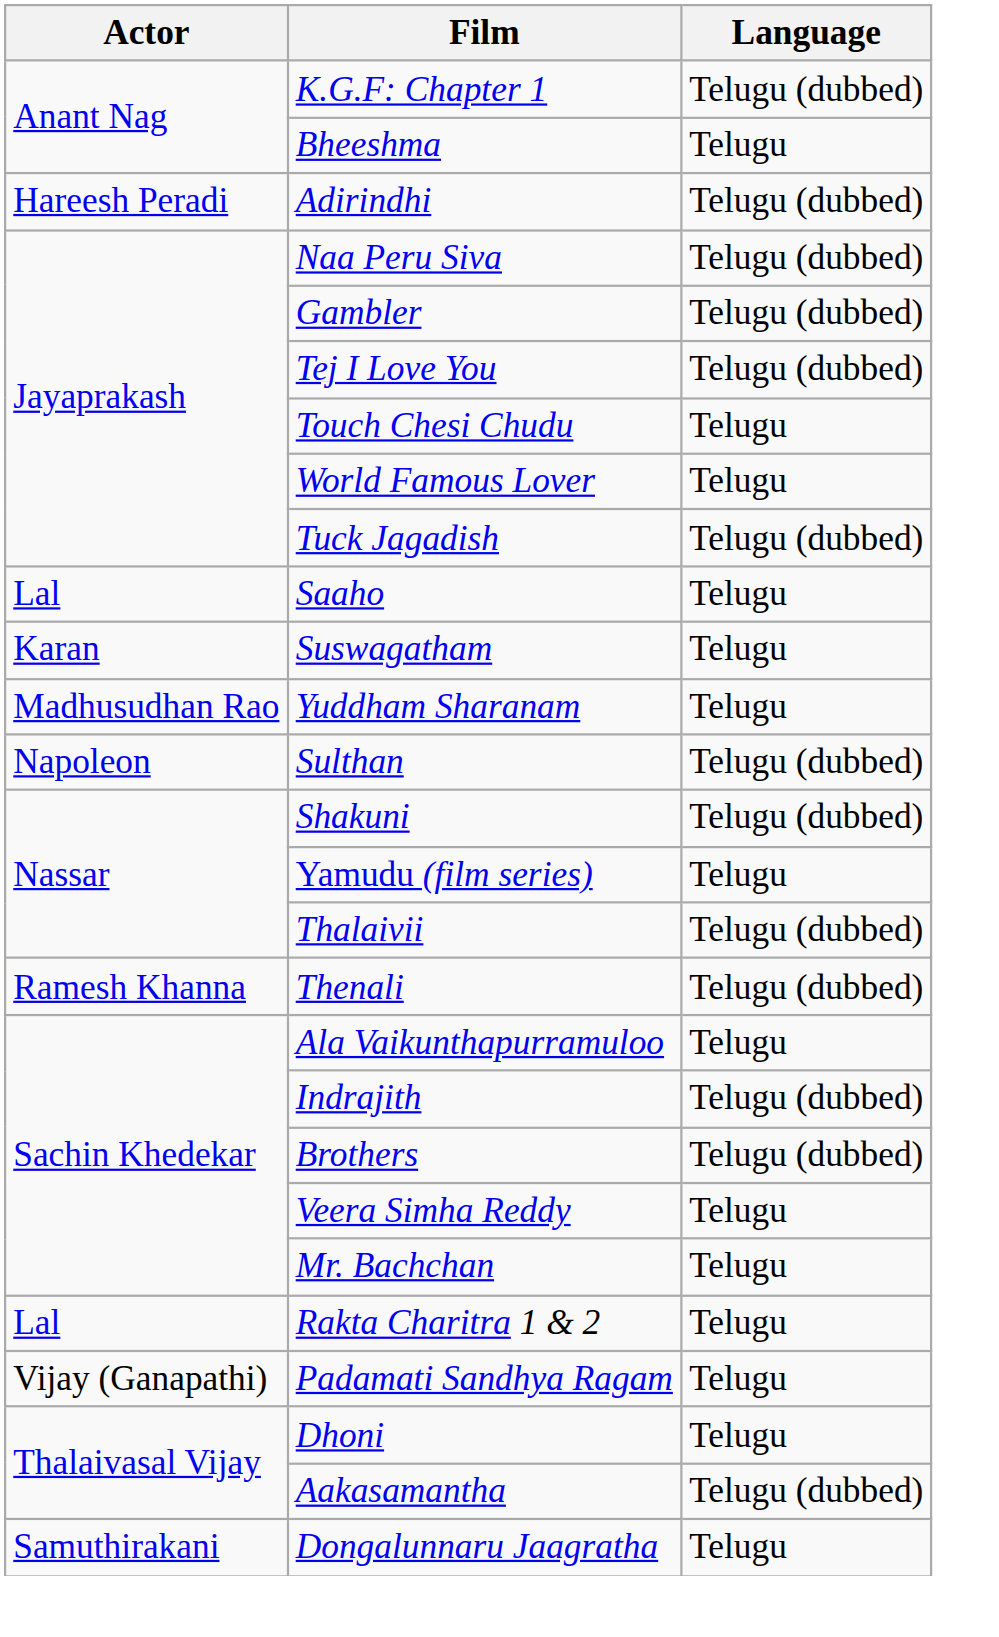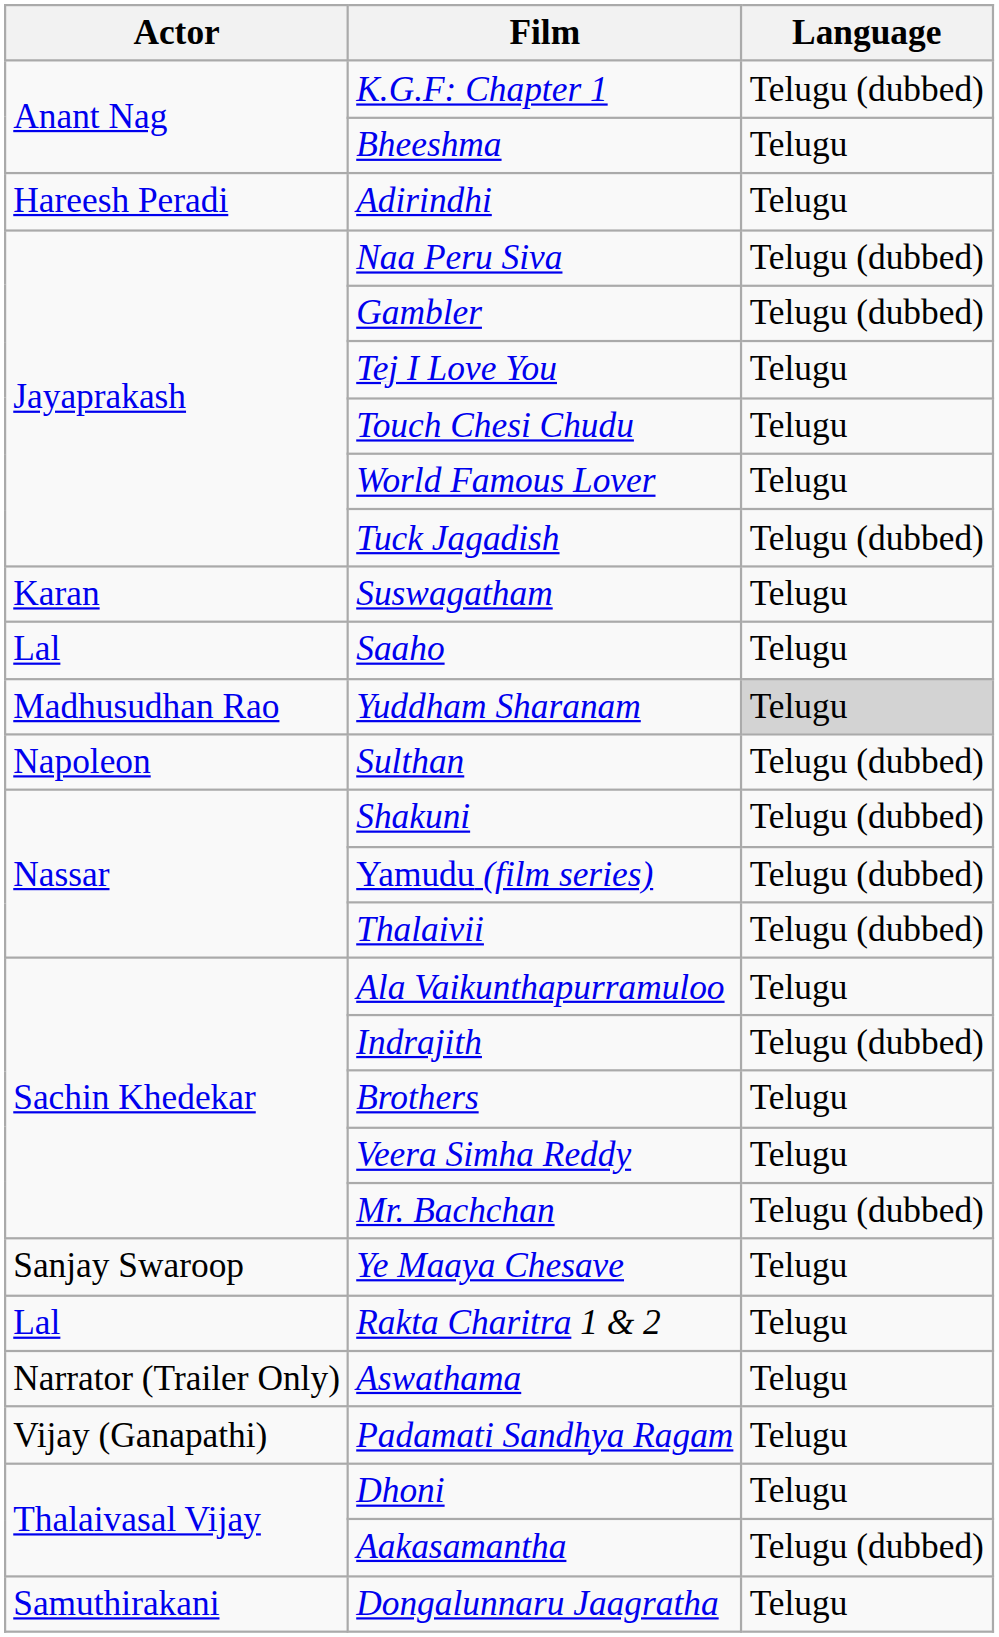(806, 200) Telugu (dubbed) -> (799, 200) Telugu
(806, 369) Telugu (dubbed) -> (799, 369) Telugu
rows swapped: (394, 649) <-> (340, 593)
(738, 705) no background -> (799, 705) lightgrey background
(738, 873) Telugu -> (867, 873) Telugu (dubbed)
- row: (350, 985)
(806, 1154) Telugu (dubbed) -> (799, 1098) Telugu
(738, 1266) Telugu -> (867, 1210) Telugu (dubbed)
+ row: (490, 1266)
+ row: (439, 1378)
